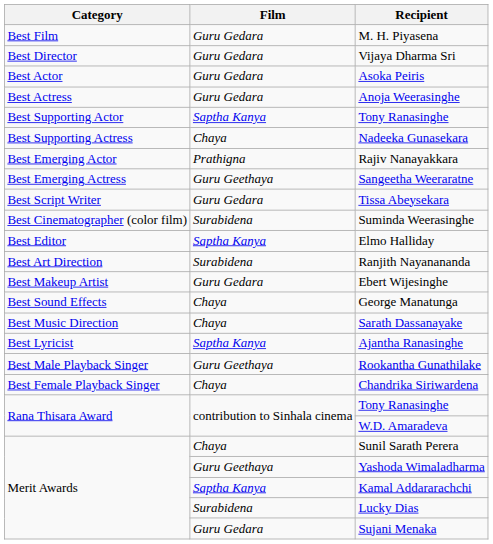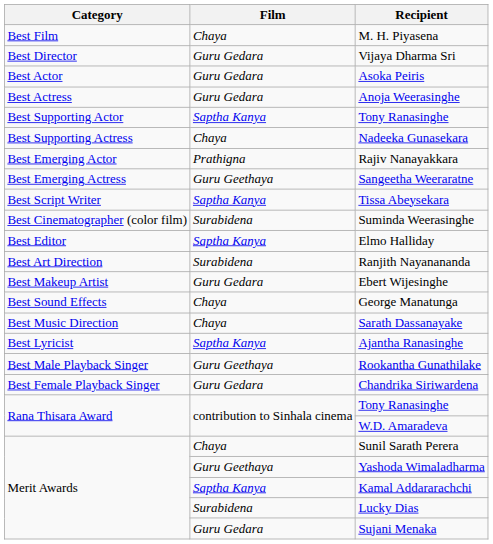(228, 35) Guru Gedara -> (210, 35) Chaya
(228, 199) Guru Gedara -> (229, 199) Saptha Kanya
(210, 384) Chaya -> (228, 384) Guru Gedara
